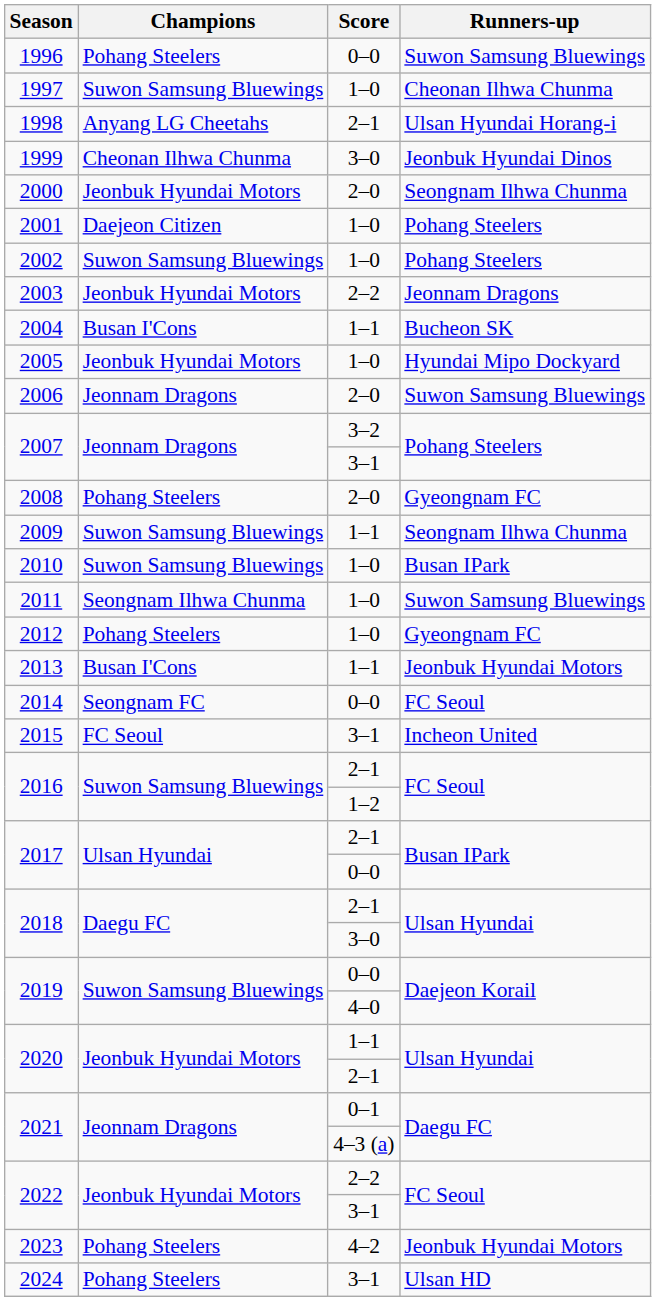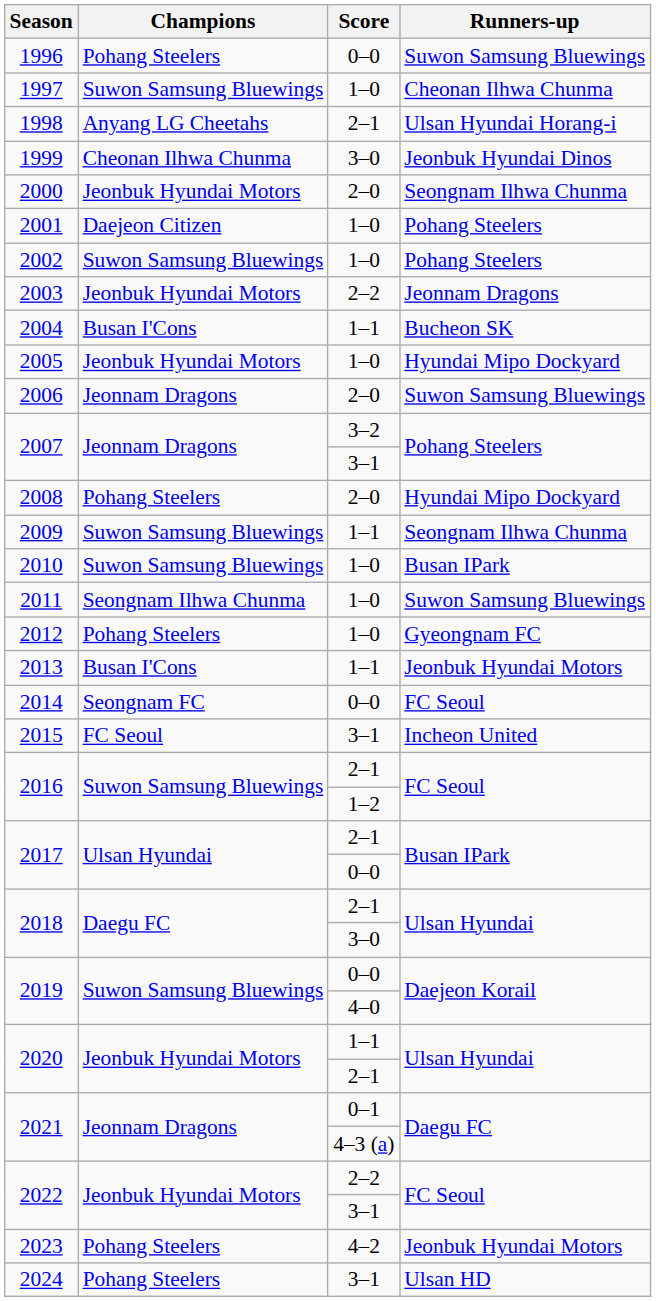(473, 497) Gyeongnam FC -> (512, 497) Hyundai Mipo Dockyard
